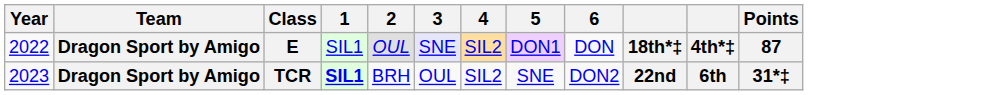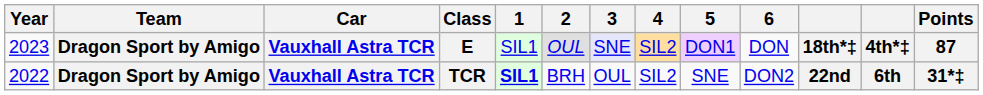+ column: (352, 19)
(29, 47) 2022 -> (29, 47) 2023
(29, 76) 2023 -> (29, 76) 2022
